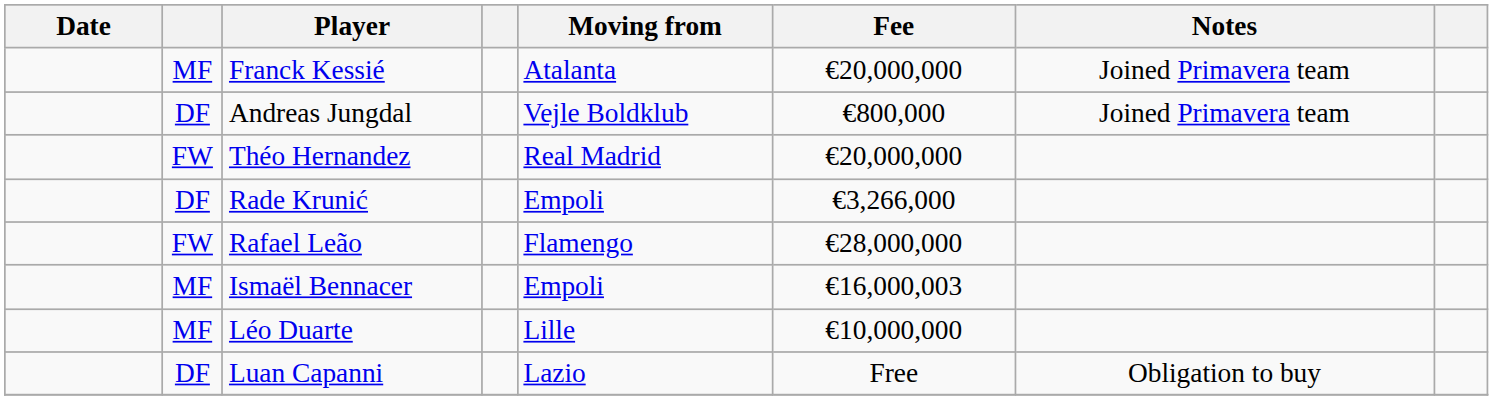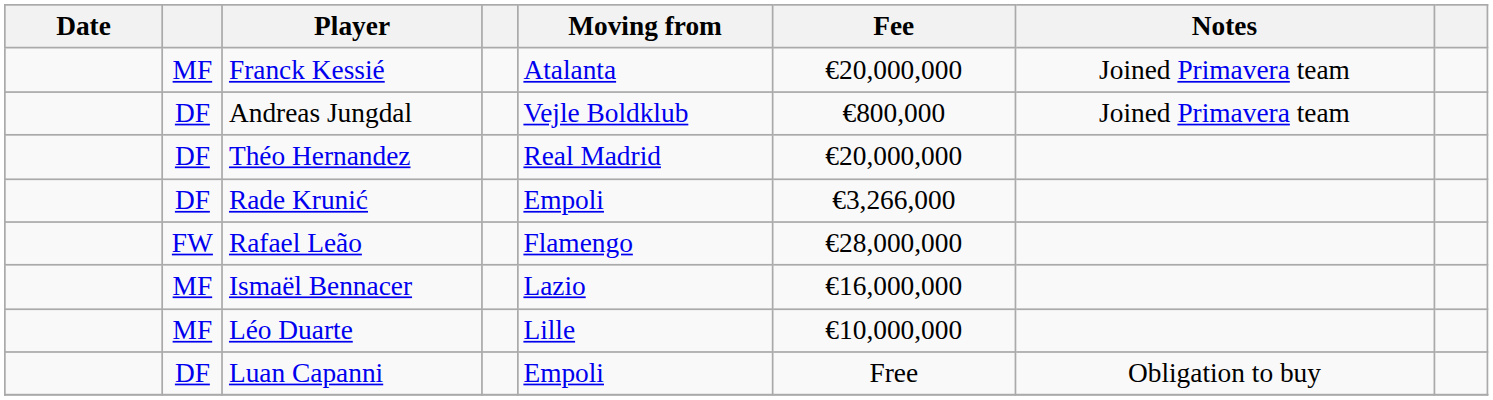(192, 156) FW -> (192, 156) DF
(564, 286) Empoli -> (555, 286) Lazio
(894, 286) €16,000,003 -> (894, 286) €16,000,000
(555, 373) Lazio -> (564, 373) Empoli
